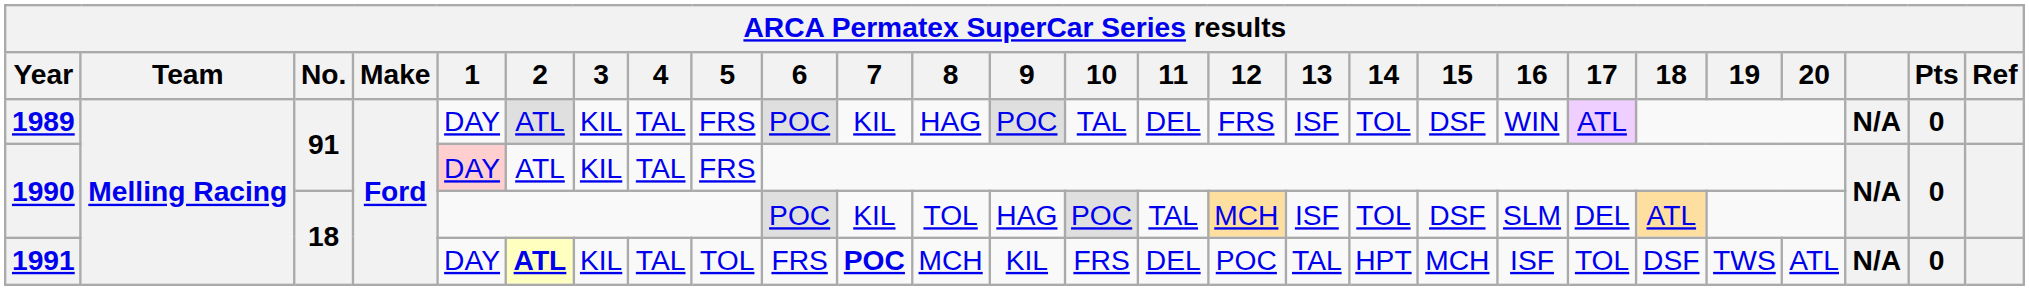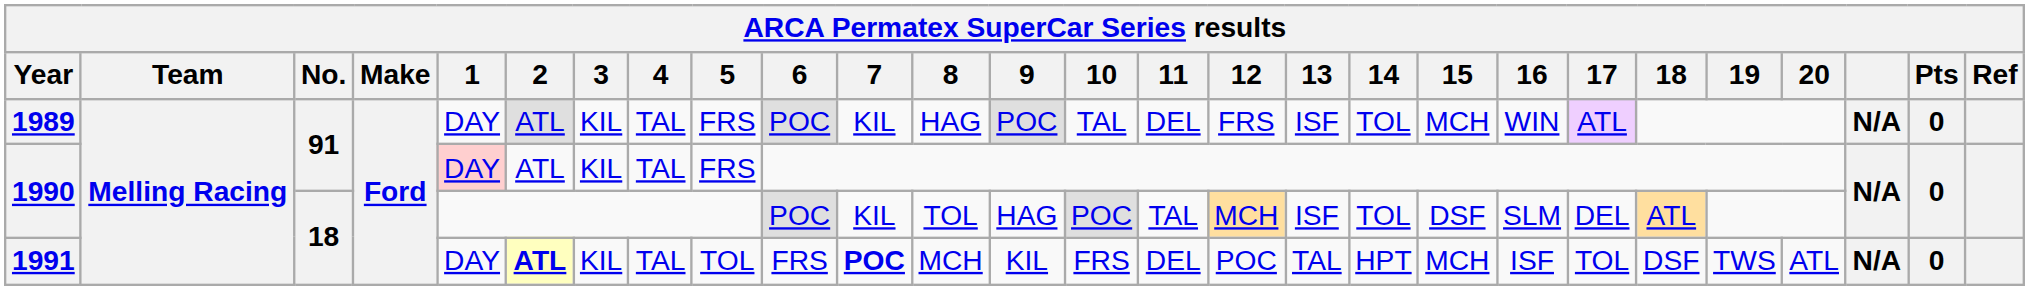(1457, 121) DSF -> (1457, 121) MCH
